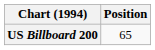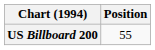(126, 34) 65 -> (126, 34) 55
